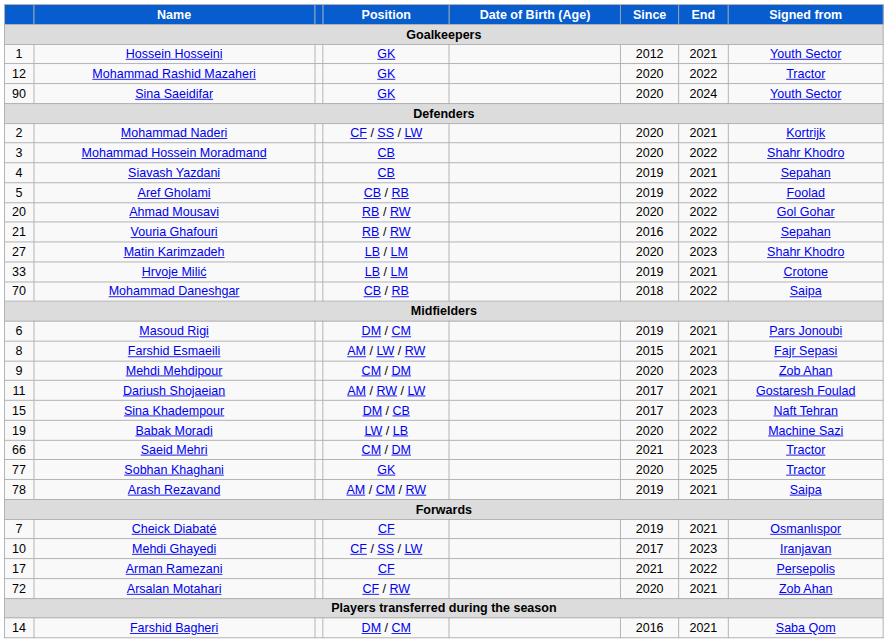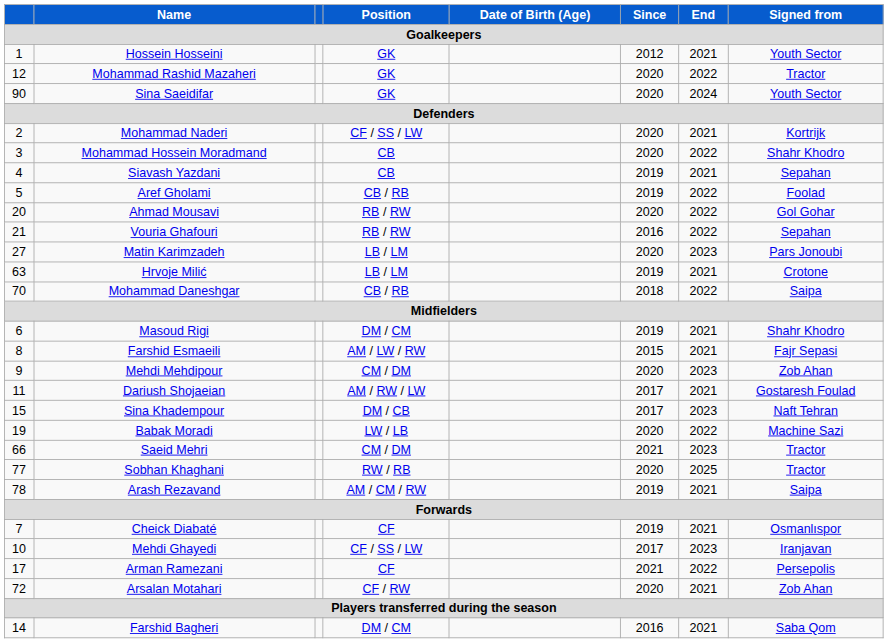(806, 252) Shahr Khodro -> (806, 252) Pars Jonoubi
(19, 272) 33 -> (19, 272) 63
(806, 331) Pars Jonoubi -> (806, 331) Shahr Khodro
(386, 470) GK -> (386, 470) RW / RB
